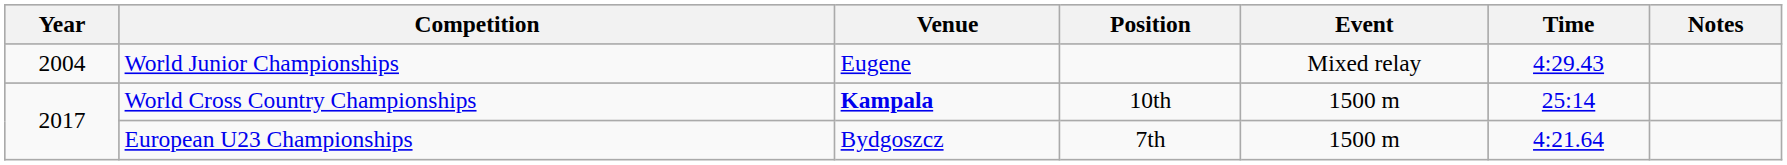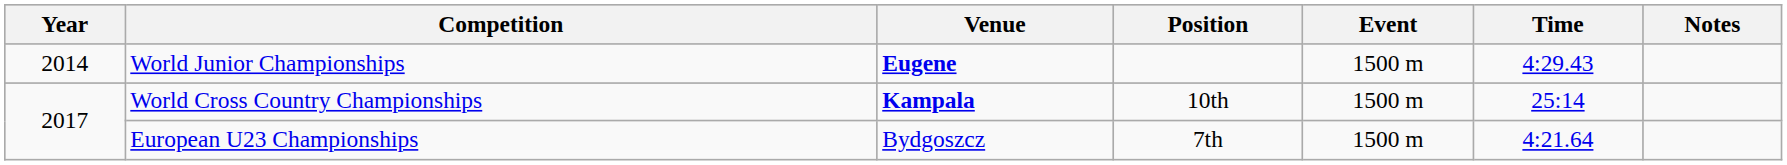(62, 62) 2004 -> (65, 62) 2014
(876, 62) normal -> (919, 62) bold
(1364, 62) Mixed relay -> (1388, 62) 1500 m
